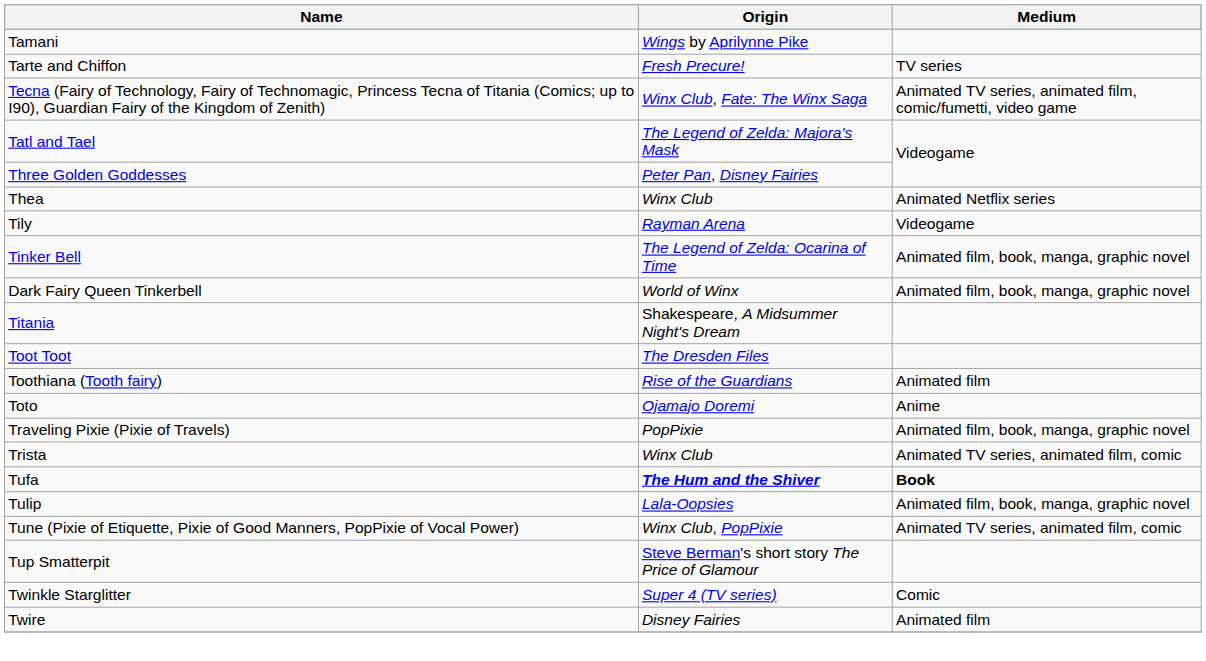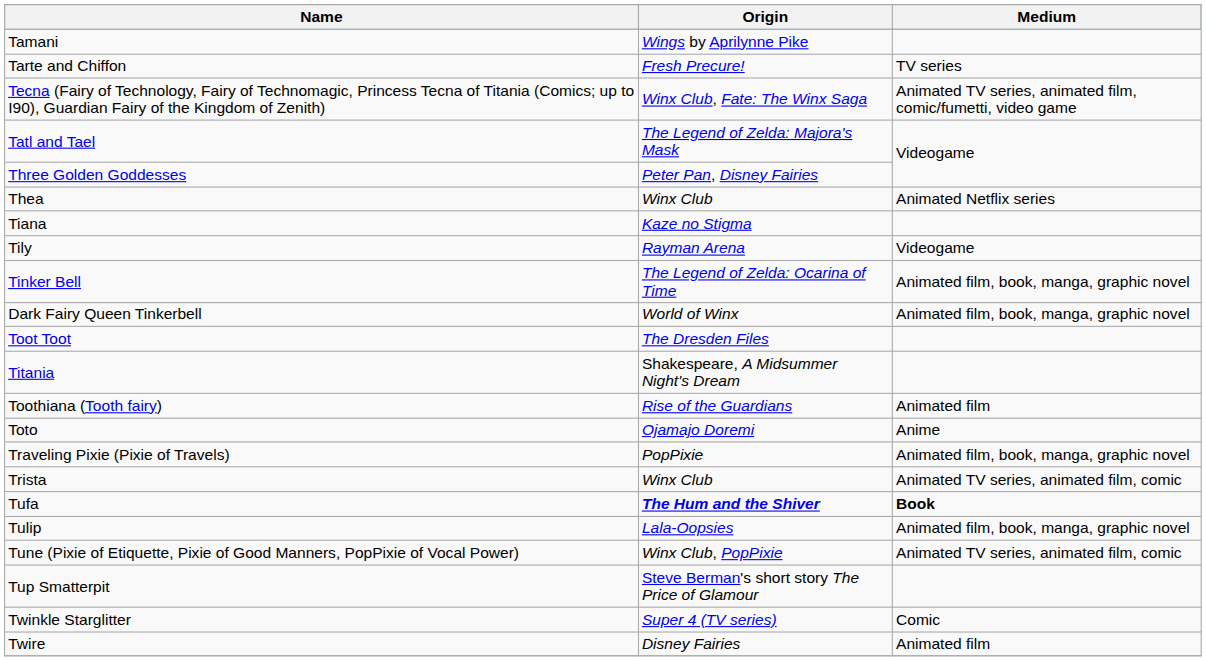+ row: (27, 224)
rows swapped: (31, 323) <-> (40, 357)
